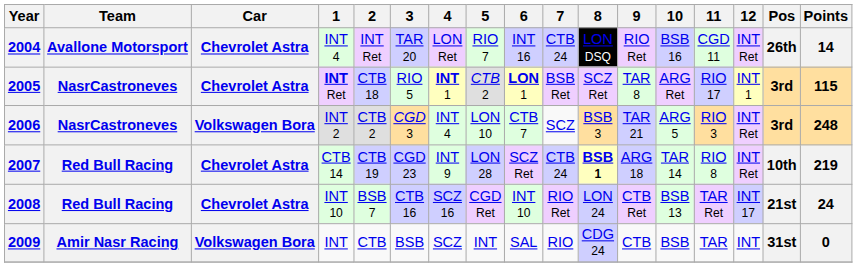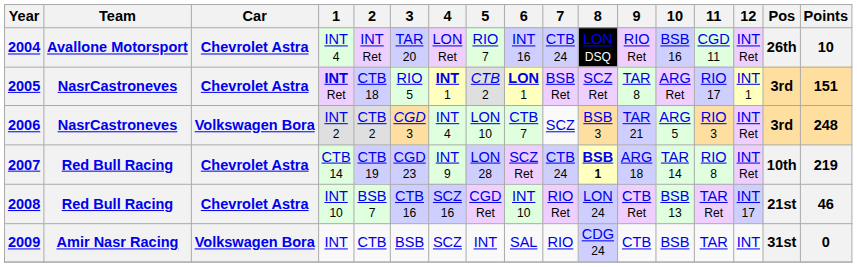(826, 47) 14 -> (826, 47) 10
(826, 87) 115 -> (826, 87) 151
(826, 204) 24 -> (826, 204) 46
